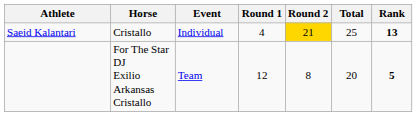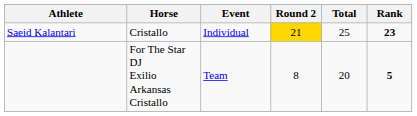- column: (262, 14)
(392, 32) 13 -> (390, 32) 23
